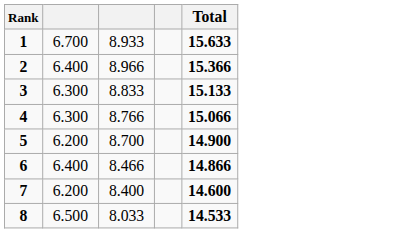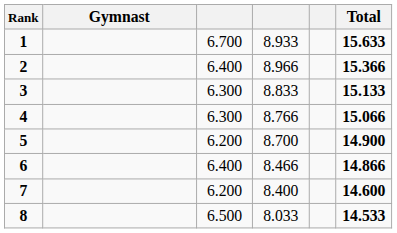+ column: (119, 16)
